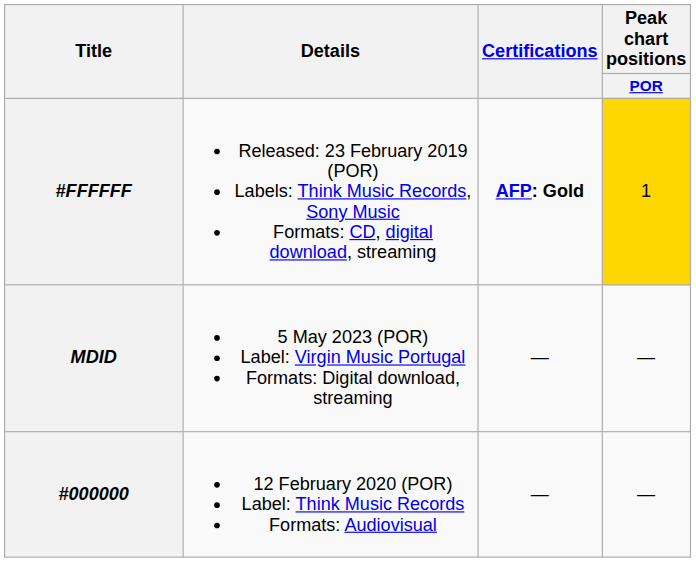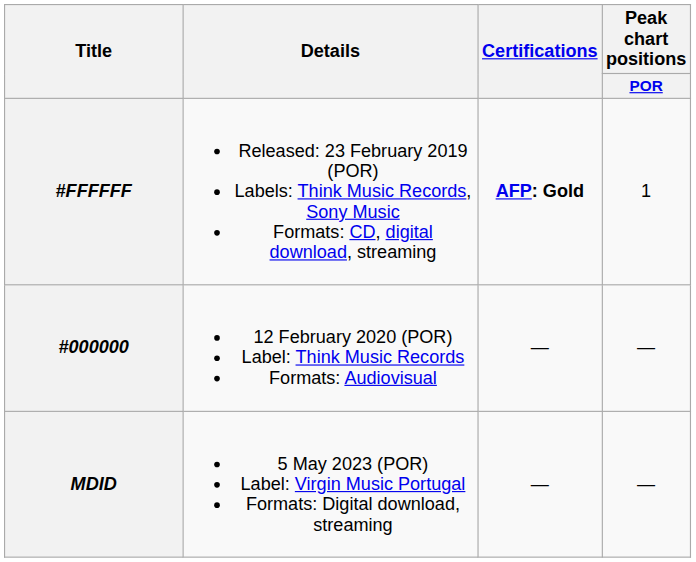(646, 191) gold background -> (646, 191) no background
rows swapped: (94, 494) <-> (94, 358)
